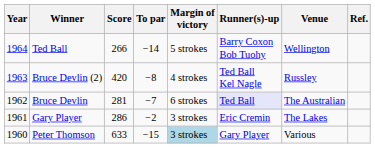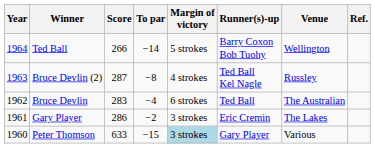(119, 77) 420 -> (119, 77) 287
(119, 101) 281 -> (119, 101) 283
(151, 101) −7 -> (151, 101) −4
(237, 101) lavender background -> (237, 101) no background
